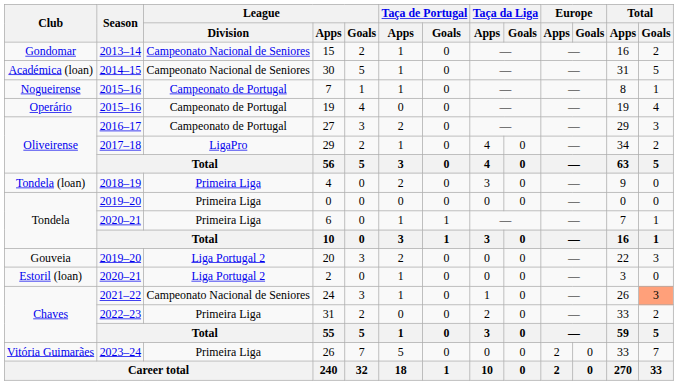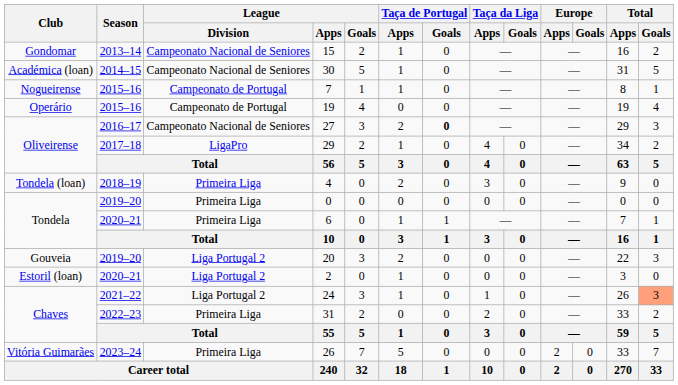(228, 126) Campeonato de Portugal -> (228, 126) Campeonato Nacional de Seniores
(446, 126) normal -> (446, 126) bold
(228, 295) Campeonato Nacional de Seniores -> (228, 295) Liga Portugal 2
